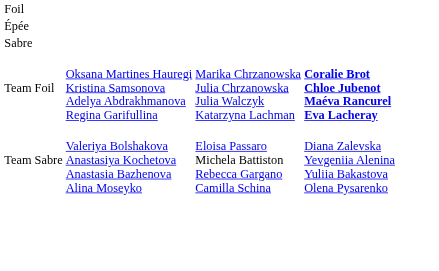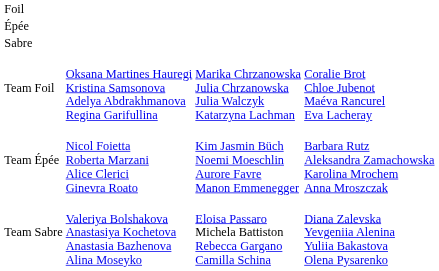(348, 94) bold -> (345, 94) normal
+ row: (32, 160)
